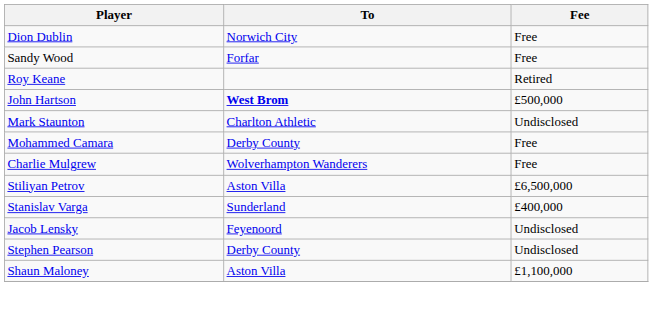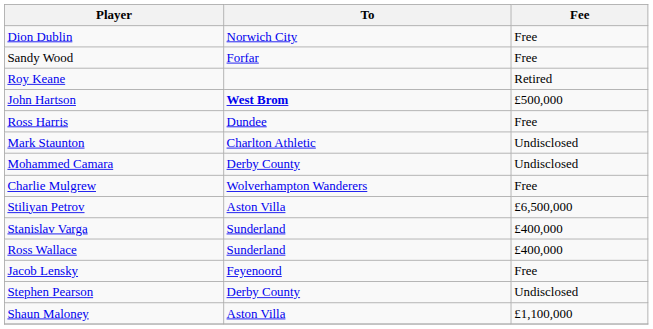+ row: (38, 121)
(526, 143) Free -> (546, 164) Undisclosed
+ row: (42, 249)
(546, 228) Undisclosed -> (526, 270) Free
